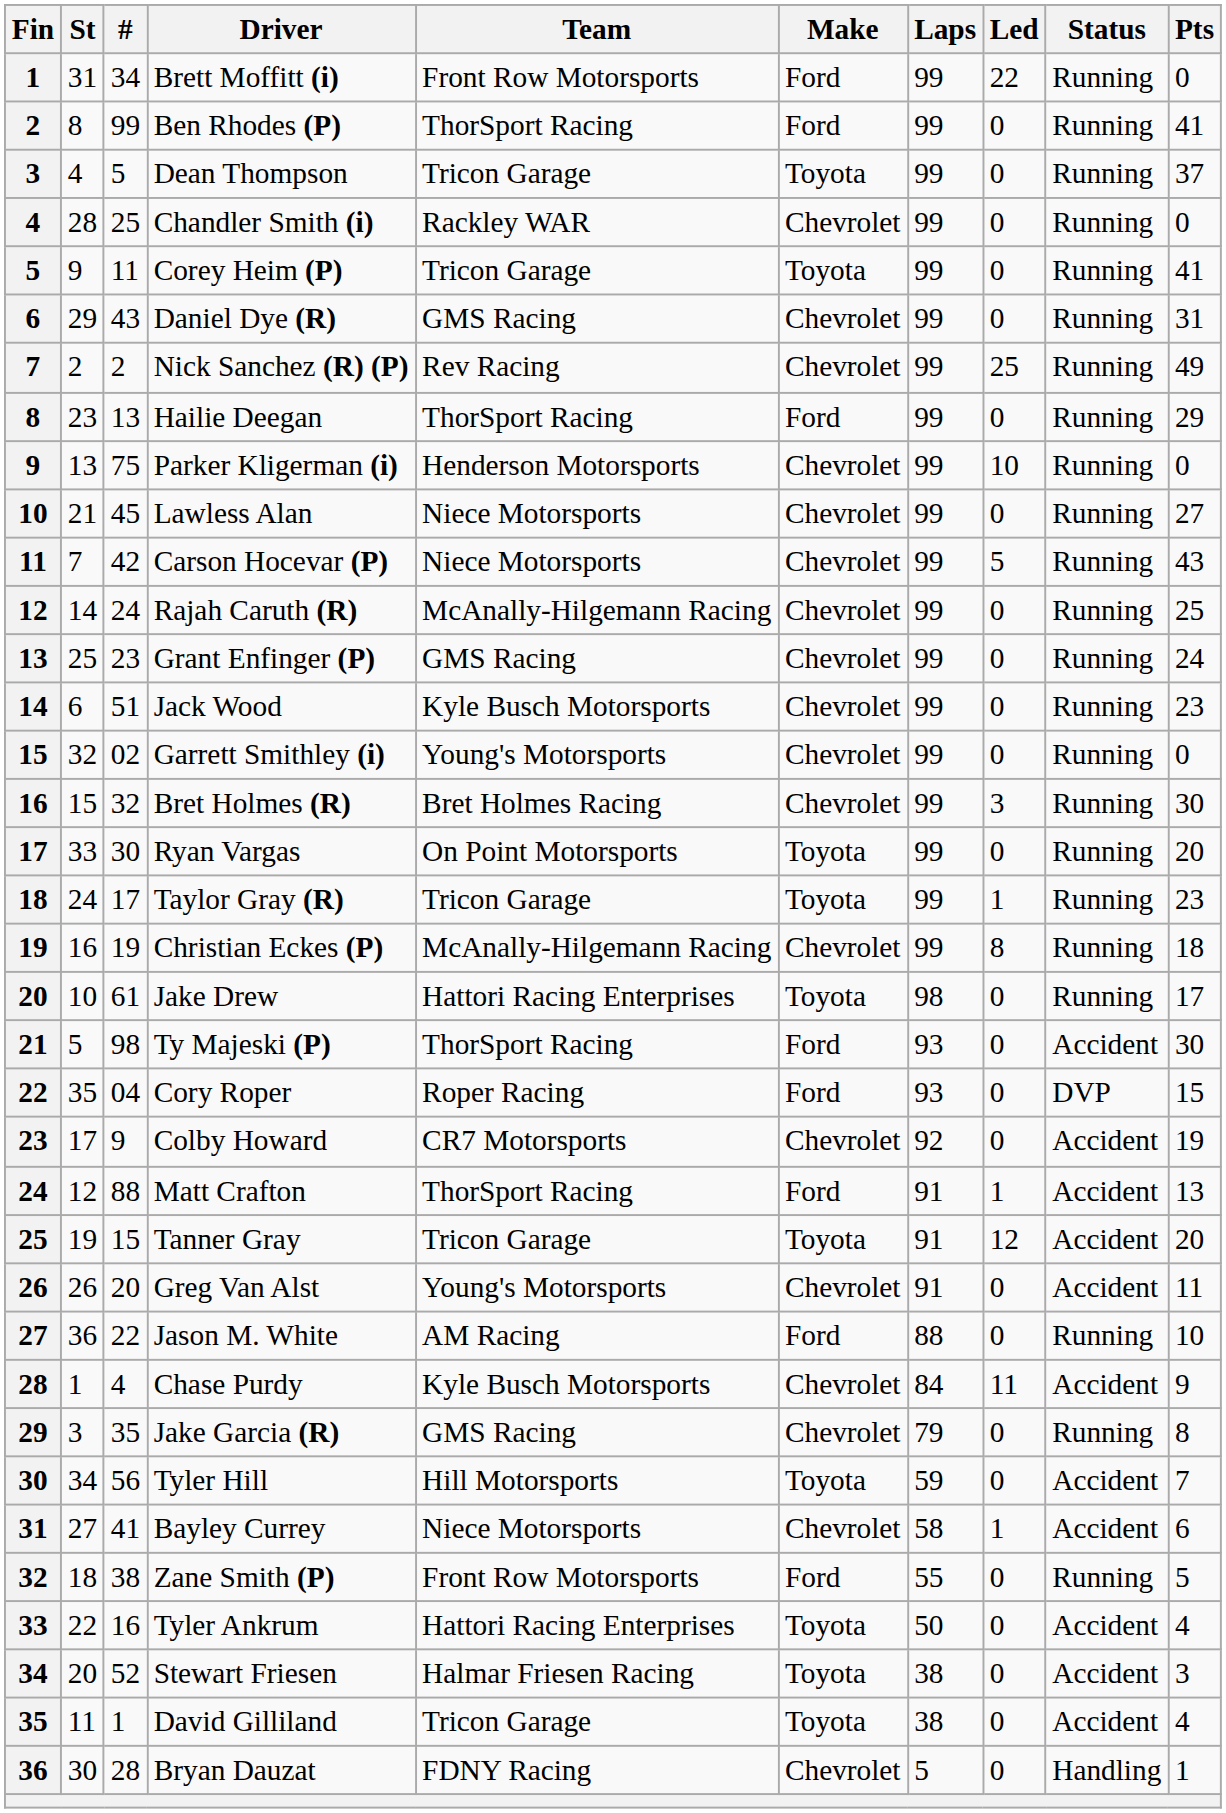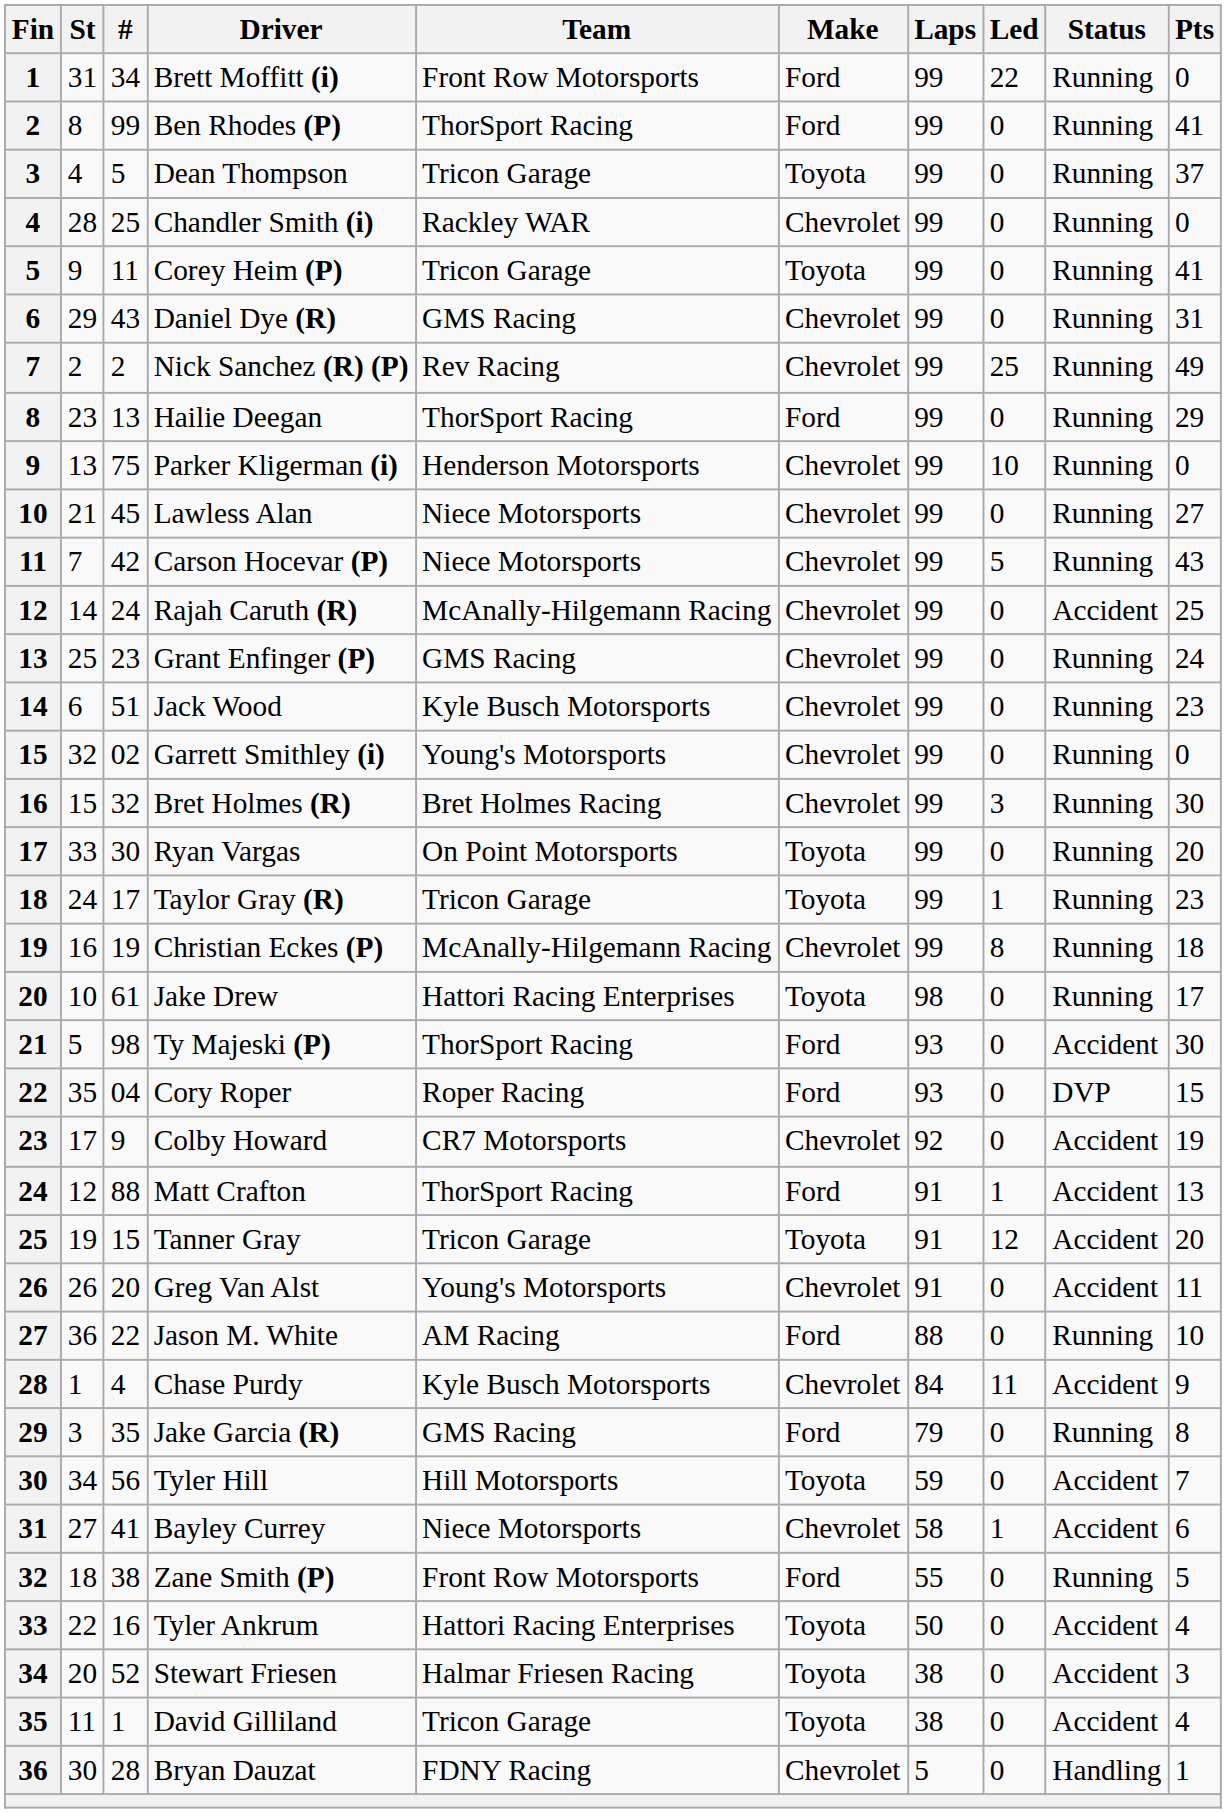(1103, 609) Running -> (1105, 609) Accident
(843, 1431) Chevrolet -> (813, 1431) Ford
